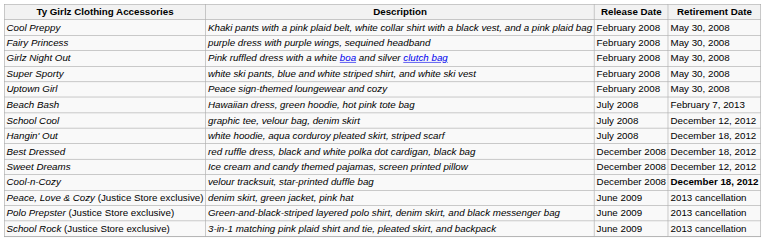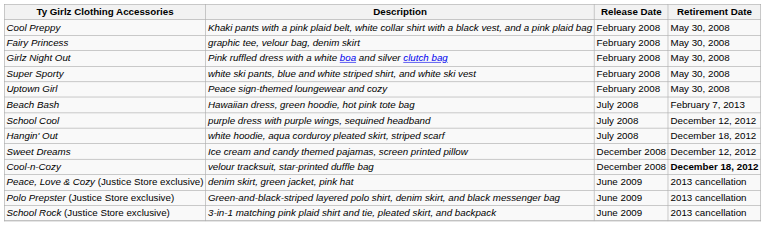(319, 43) purple dress with purple wings, sequined headband -> (284, 43) graphic tee, velour bag, denim skirt
(284, 120) graphic tee, velour bag, denim skirt -> (319, 120) purple dress with purple wings, sequined headband
- row: (36, 151)
